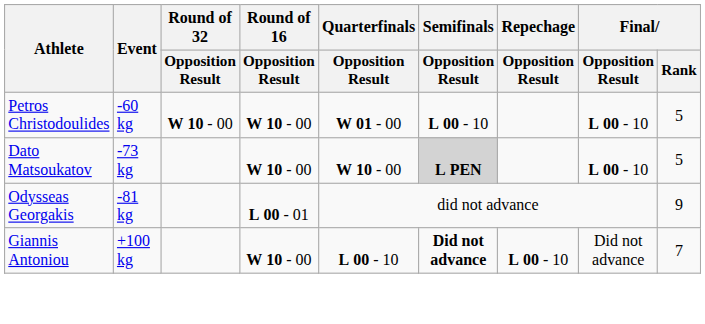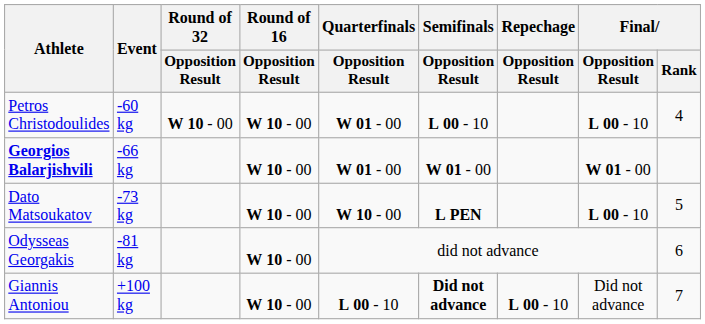(679, 115) 5 -> (679, 115) 4
+ row: (50, 160)
(458, 170) lightgrey background -> (458, 215) no background
(279, 215) L 00 - 01 -> (279, 260) W 10 - 00
(679, 205) 9 -> (679, 251) 6
